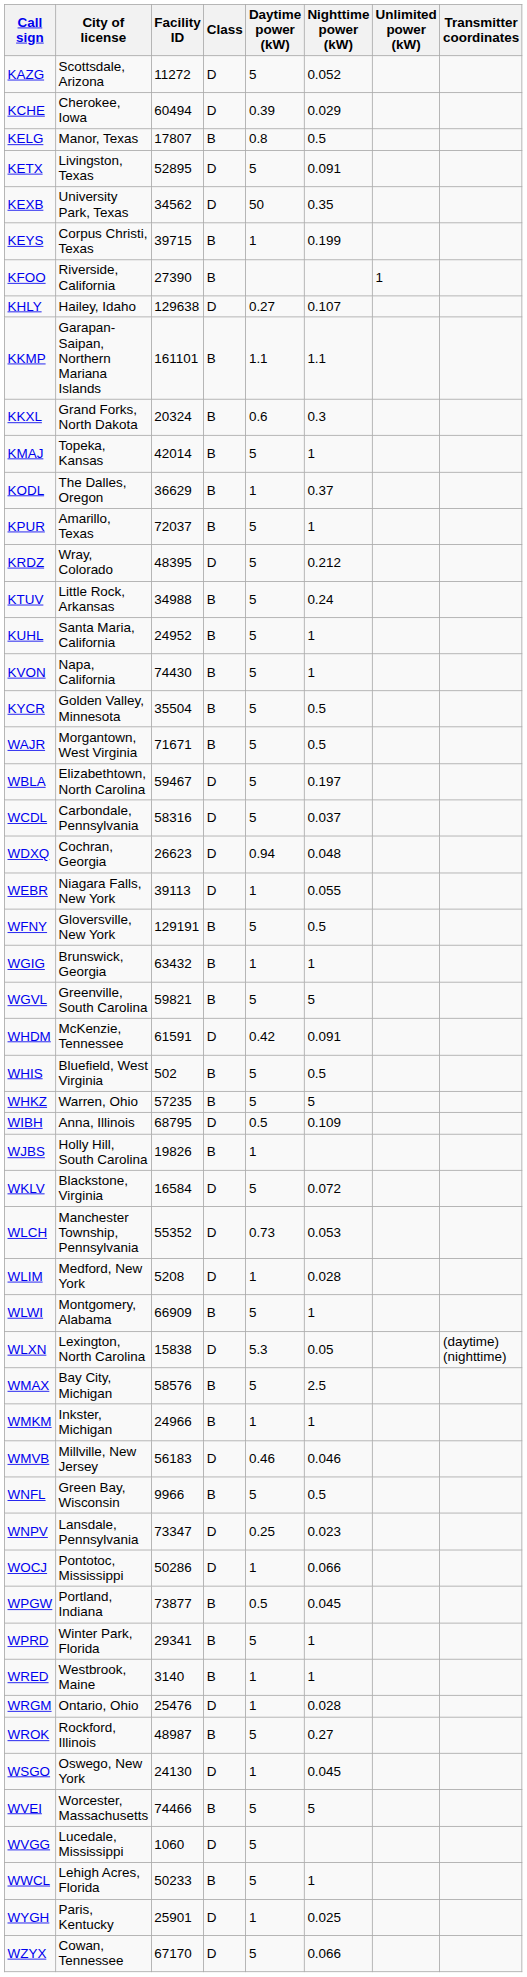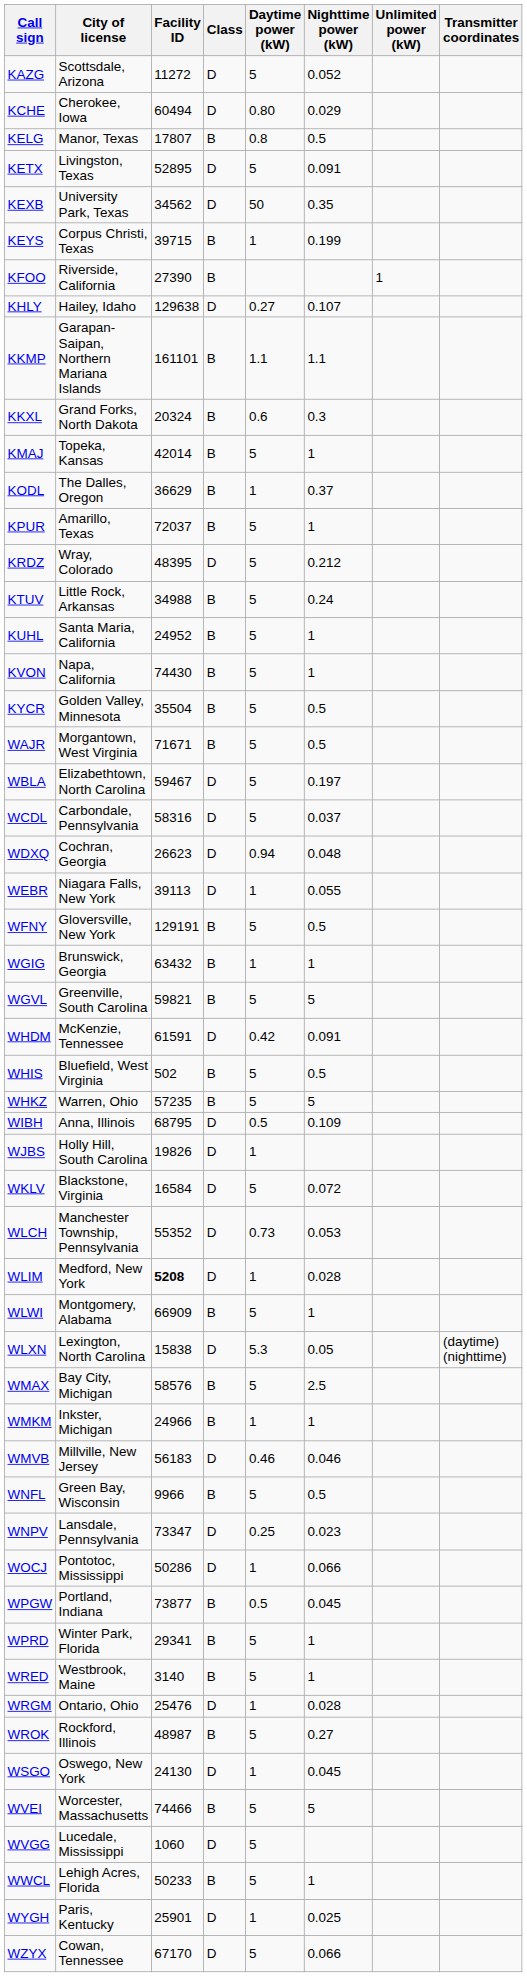(262, 110) 0.39 -> (262, 110) 0.80
(211, 1152) B -> (212, 1152) D
(169, 1276) normal -> (169, 1276) bold
(253, 1677) 1 -> (253, 1677) 5
